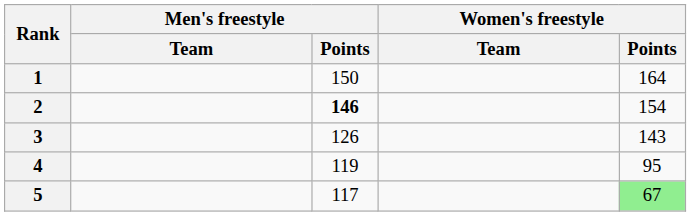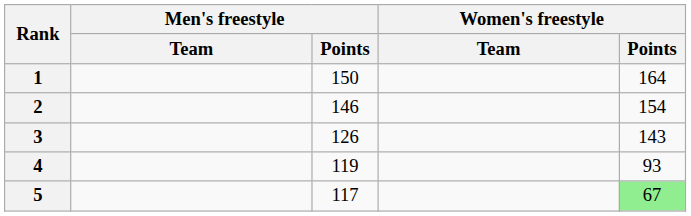(345, 107) bold -> (345, 107) normal
(652, 166) 95 -> (652, 166) 93
